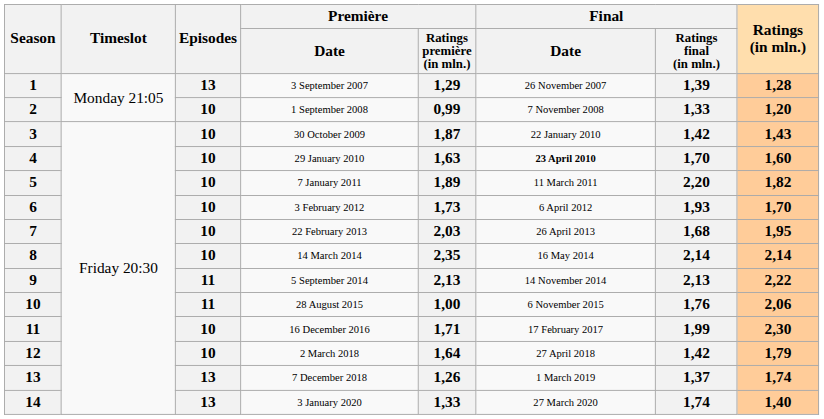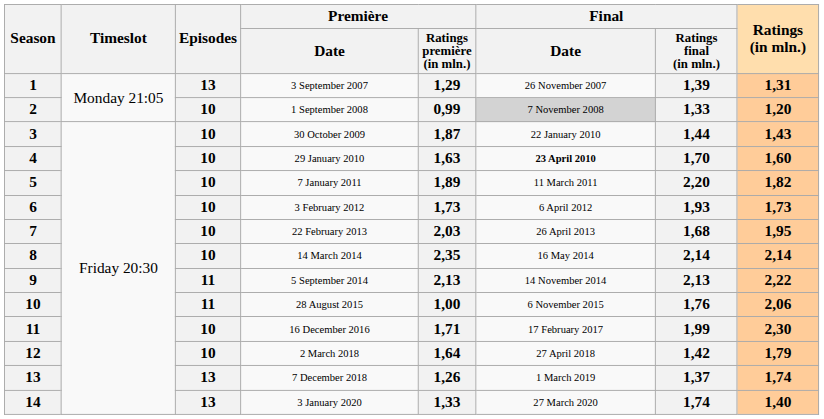(778, 85) 1,28 -> (778, 85) 1,31
(566, 110) no background -> (566, 110) lightgrey background
(696, 134) 1,42 -> (696, 134) 1,44
(778, 207) 1,70 -> (778, 207) 1,73
